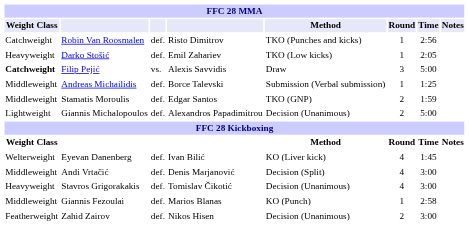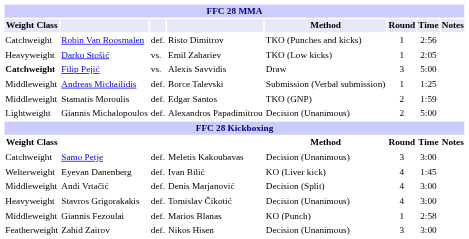(158, 55) def. -> (156, 55) vs.
+ row: (82, 157)
(402, 216) 2 -> (402, 230) 3
